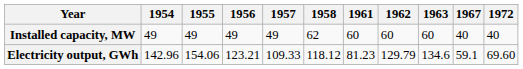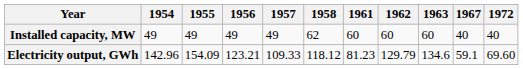(202, 54) 154.06 -> (202, 54) 154.09
